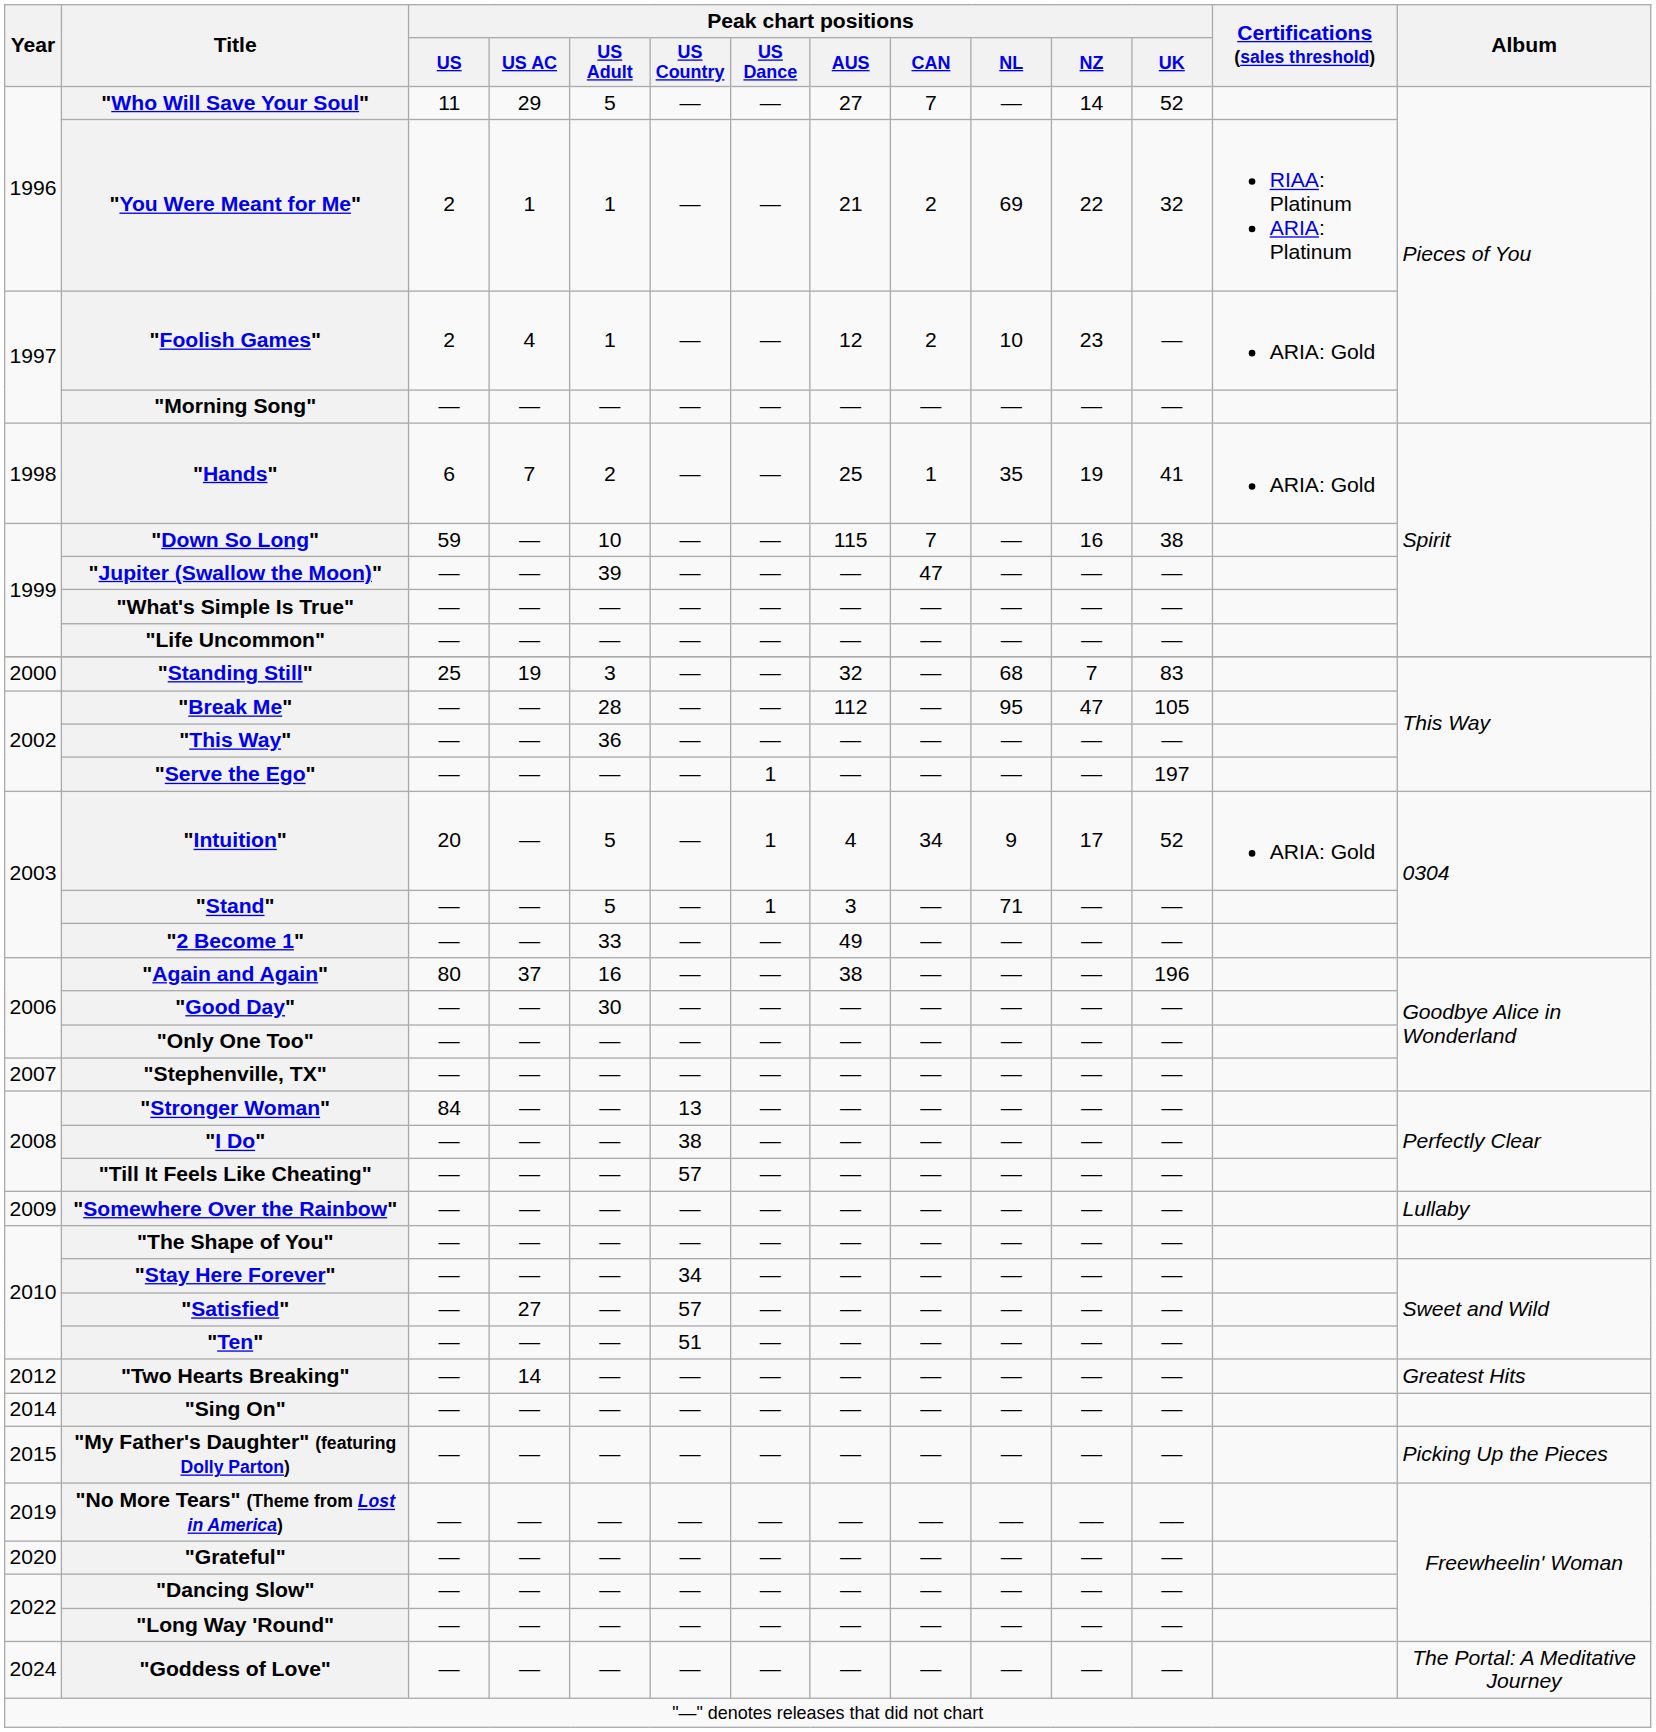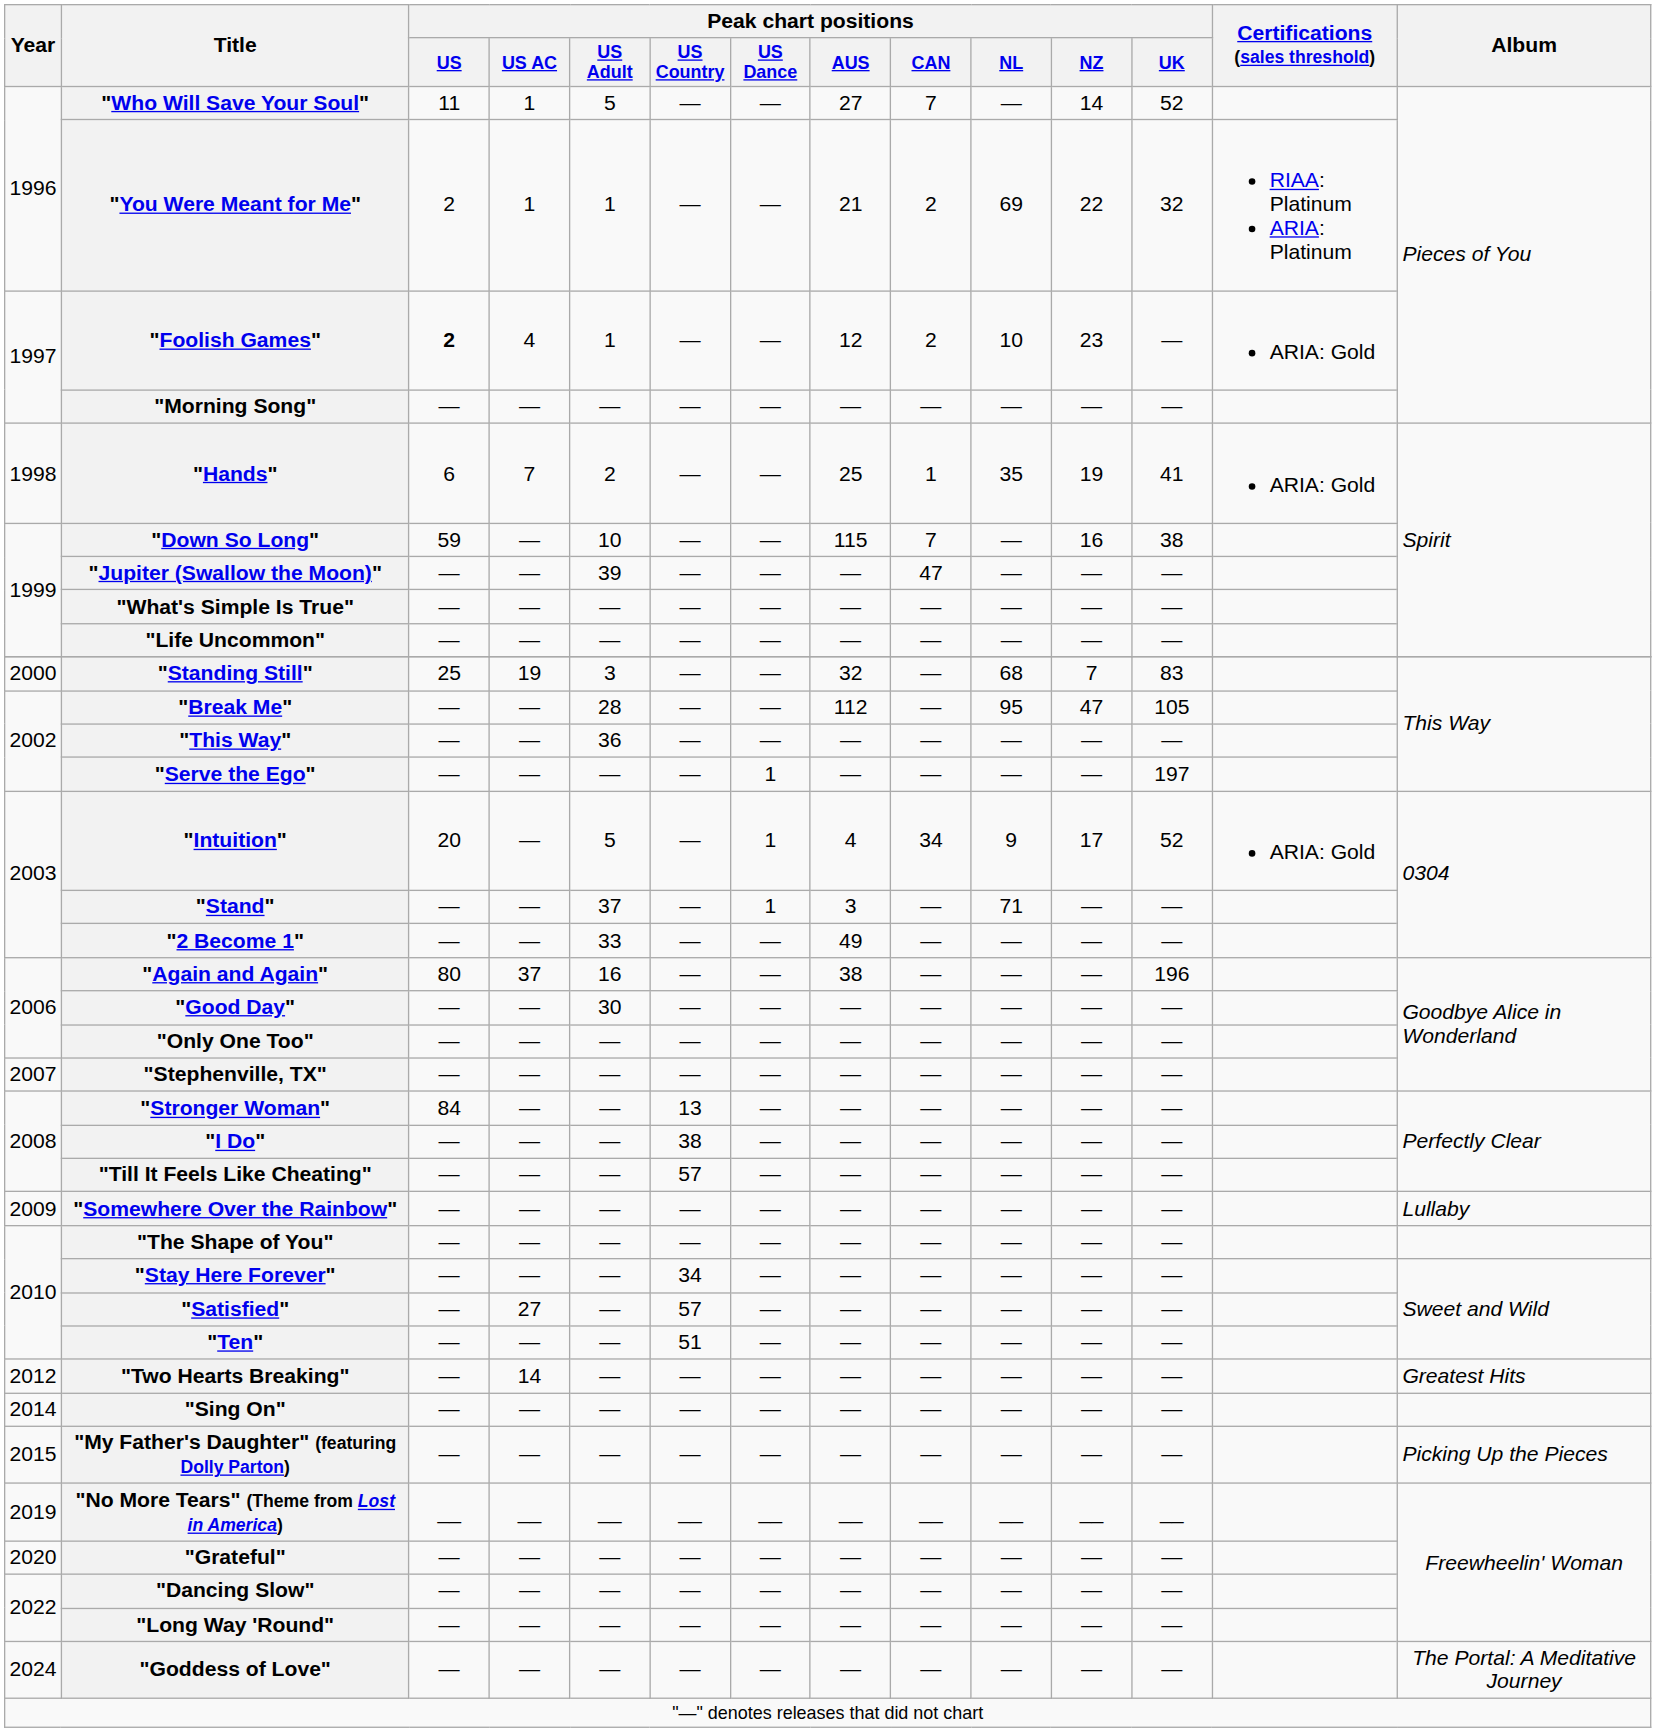(529, 102) 29 -> (529, 102) 1
(449, 340) normal -> (449, 340) bold
(610, 907) 5 -> (610, 907) 37
